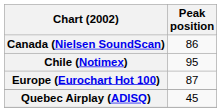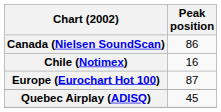(192, 62) 95 -> (192, 62) 16
